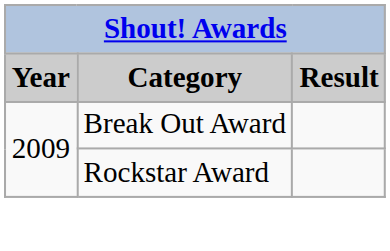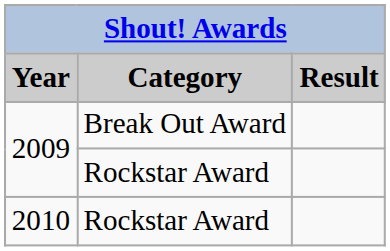+ row: (41, 220)
